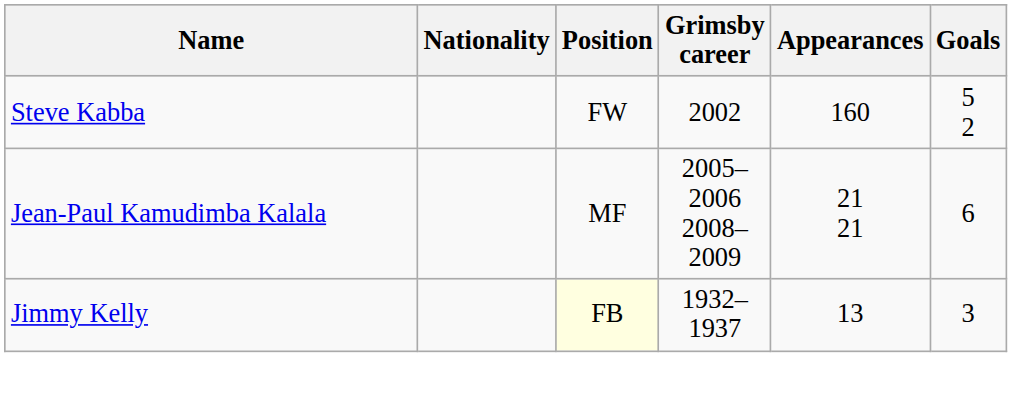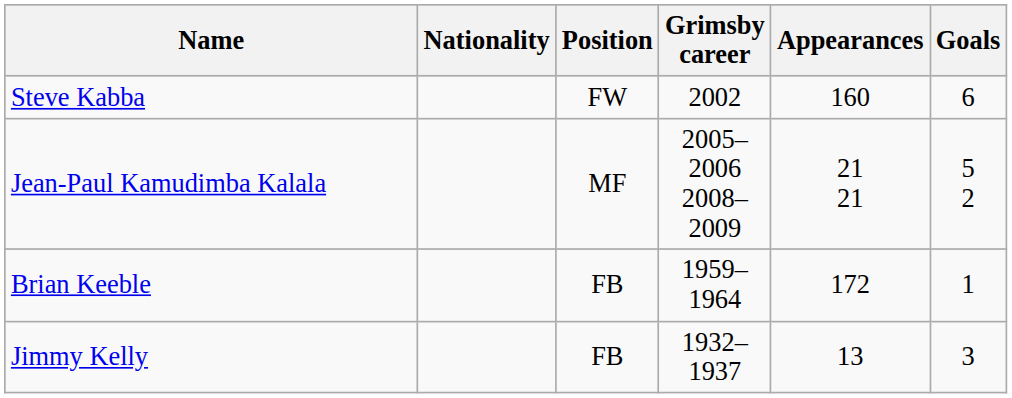(968, 111) 5 2 -> (968, 97) 6
(968, 213) 6 -> (968, 183) 5 2
+ row: (81, 284)
(607, 314) lightyellow background -> (607, 356) no background
